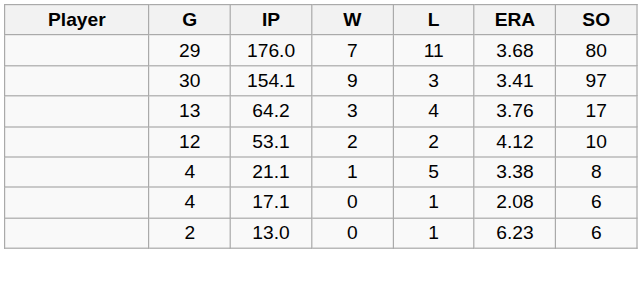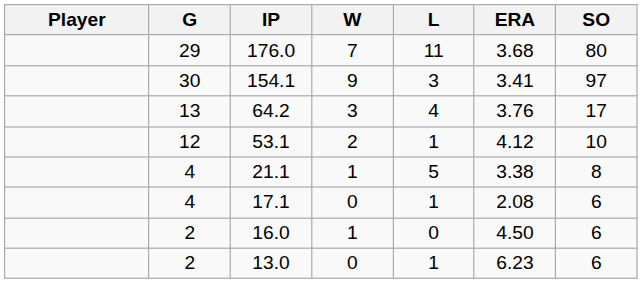(434, 141) 2 -> (434, 141) 1
+ row: (271, 232)
